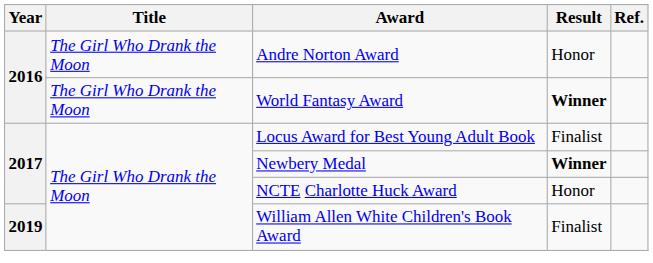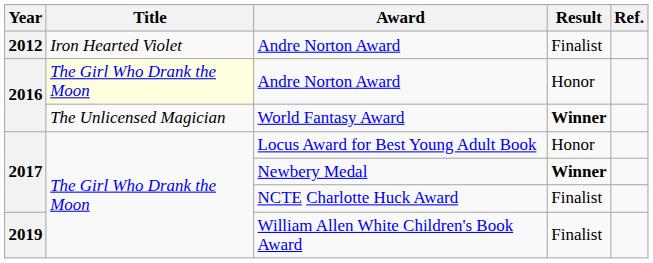+ row: (25, 44)
(133, 54) no background -> (133, 81) lightyellow background
(133, 100) The Girl Who Drank the Moon -> (138, 117) The Unlicensed Magician
(577, 136) Finalist -> (573, 144) Honor
(573, 190) Honor -> (577, 198) Finalist
